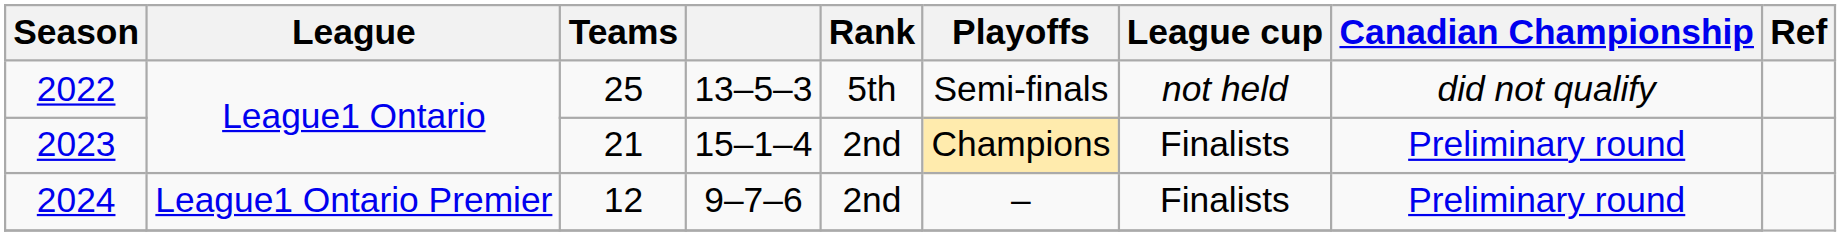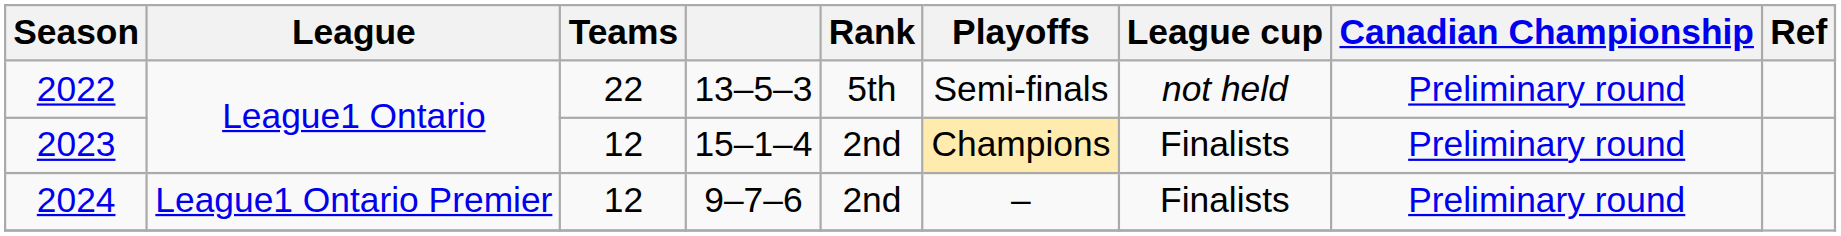(623, 88) 25 -> (623, 88) 22
(1547, 88) did not qualify -> (1547, 88) Preliminary round
(623, 144) 21 -> (623, 144) 12
